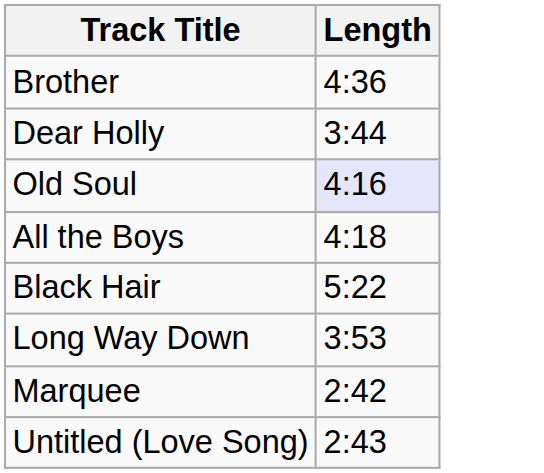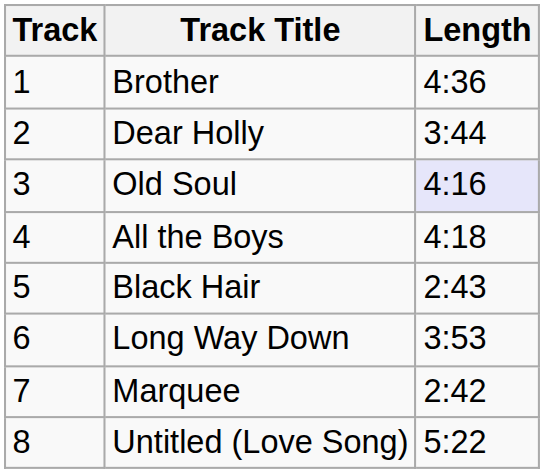+ column: (55, 30)
(355, 287) 5:22 -> (455, 287) 2:43
(355, 442) 2:43 -> (455, 442) 5:22
